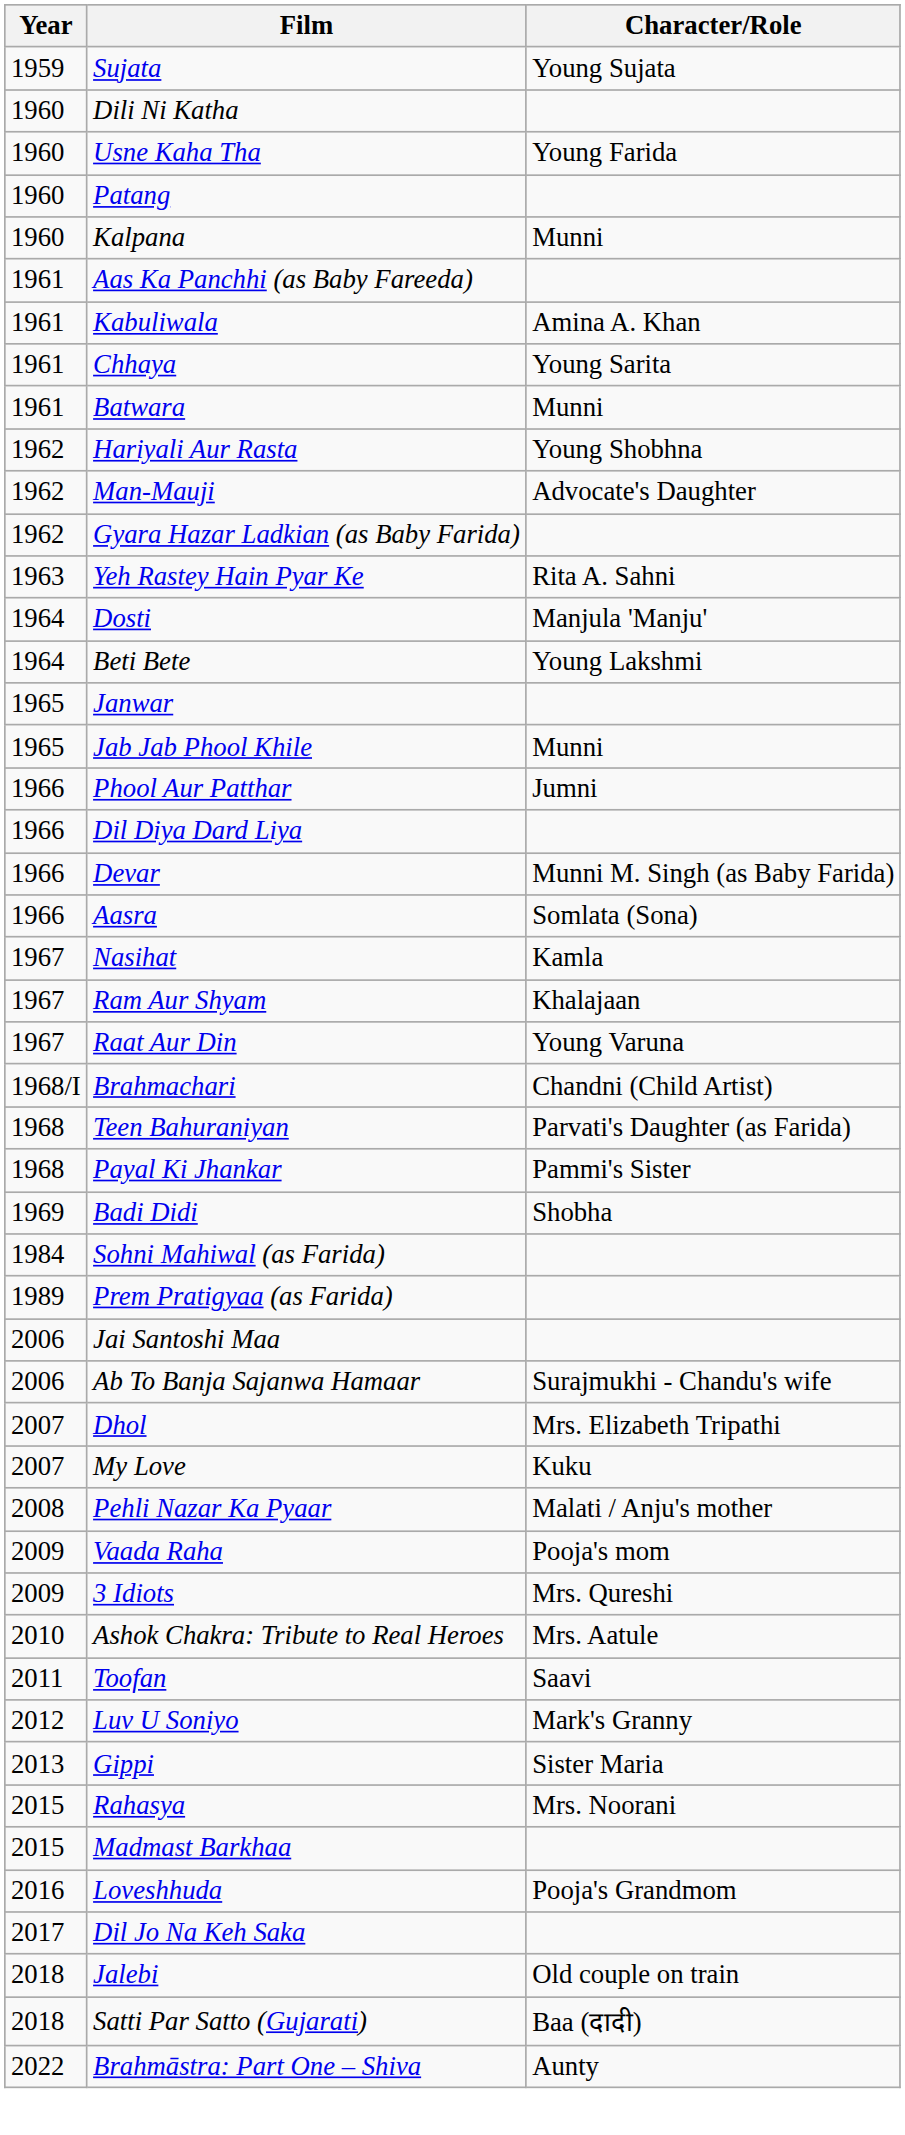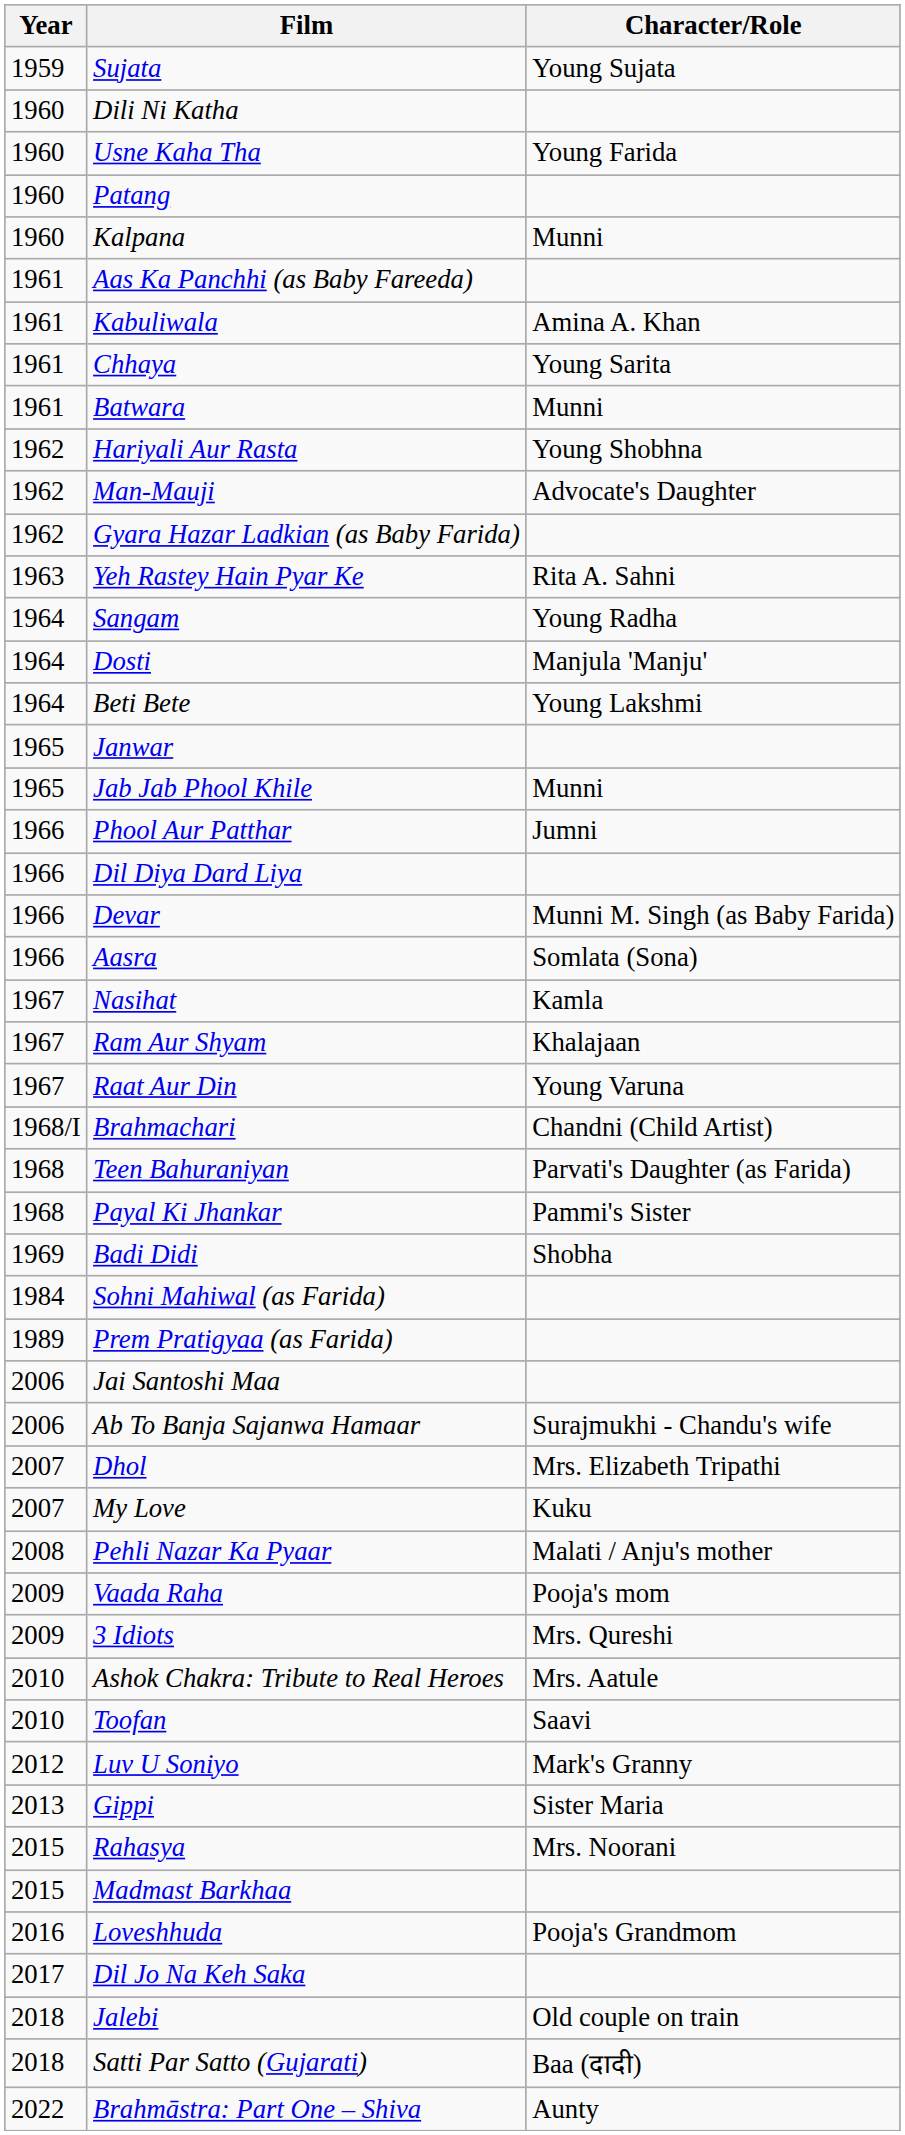+ row: (136, 618)
(37, 1678) 2011 -> (38, 1720) 2010
